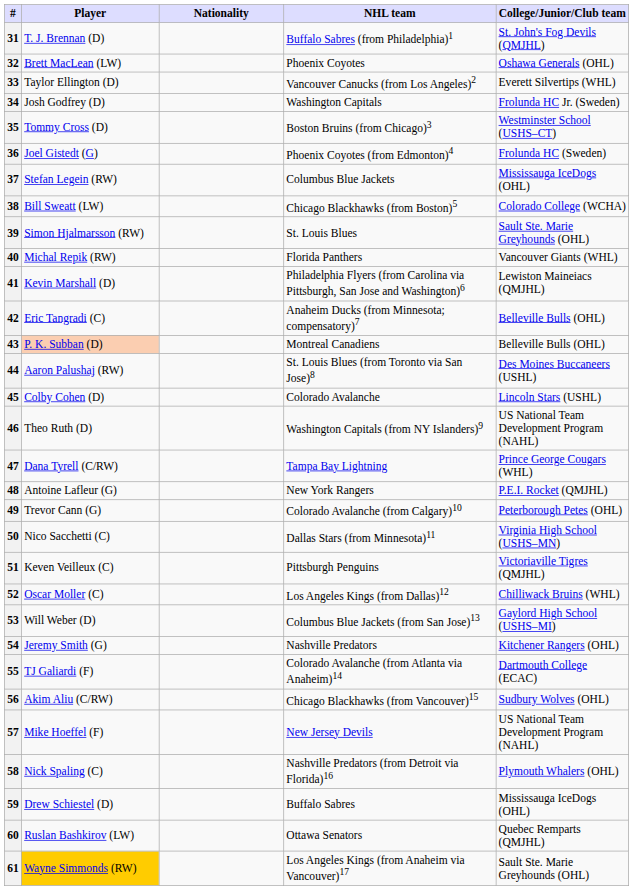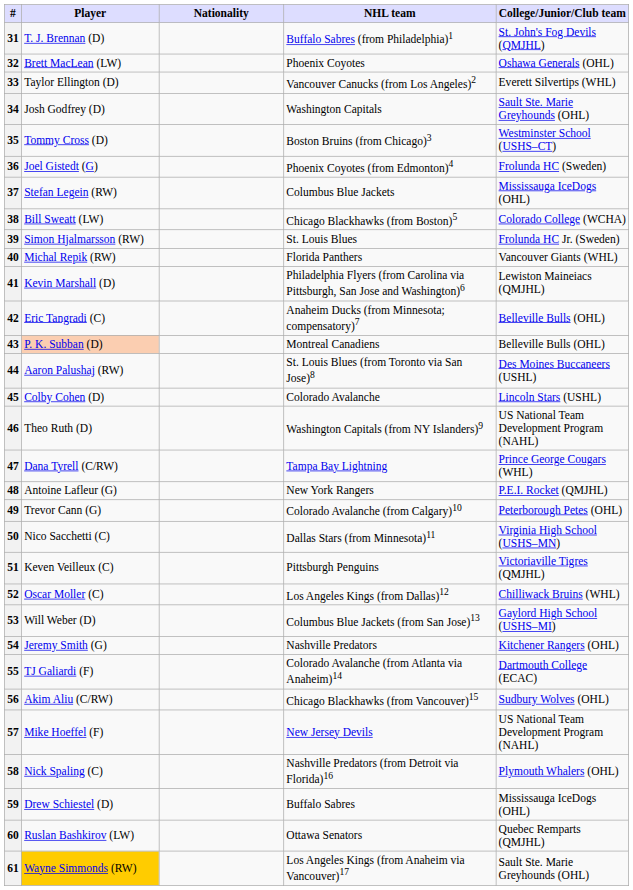(559, 102) Frolunda HC Jr. (Sweden) -> (544, 109) Sault Ste. Marie Greyhounds (OHL)
(544, 232) Sault Ste. Marie Greyhounds (OHL) -> (559, 239) Frolunda HC Jr. (Sweden)
